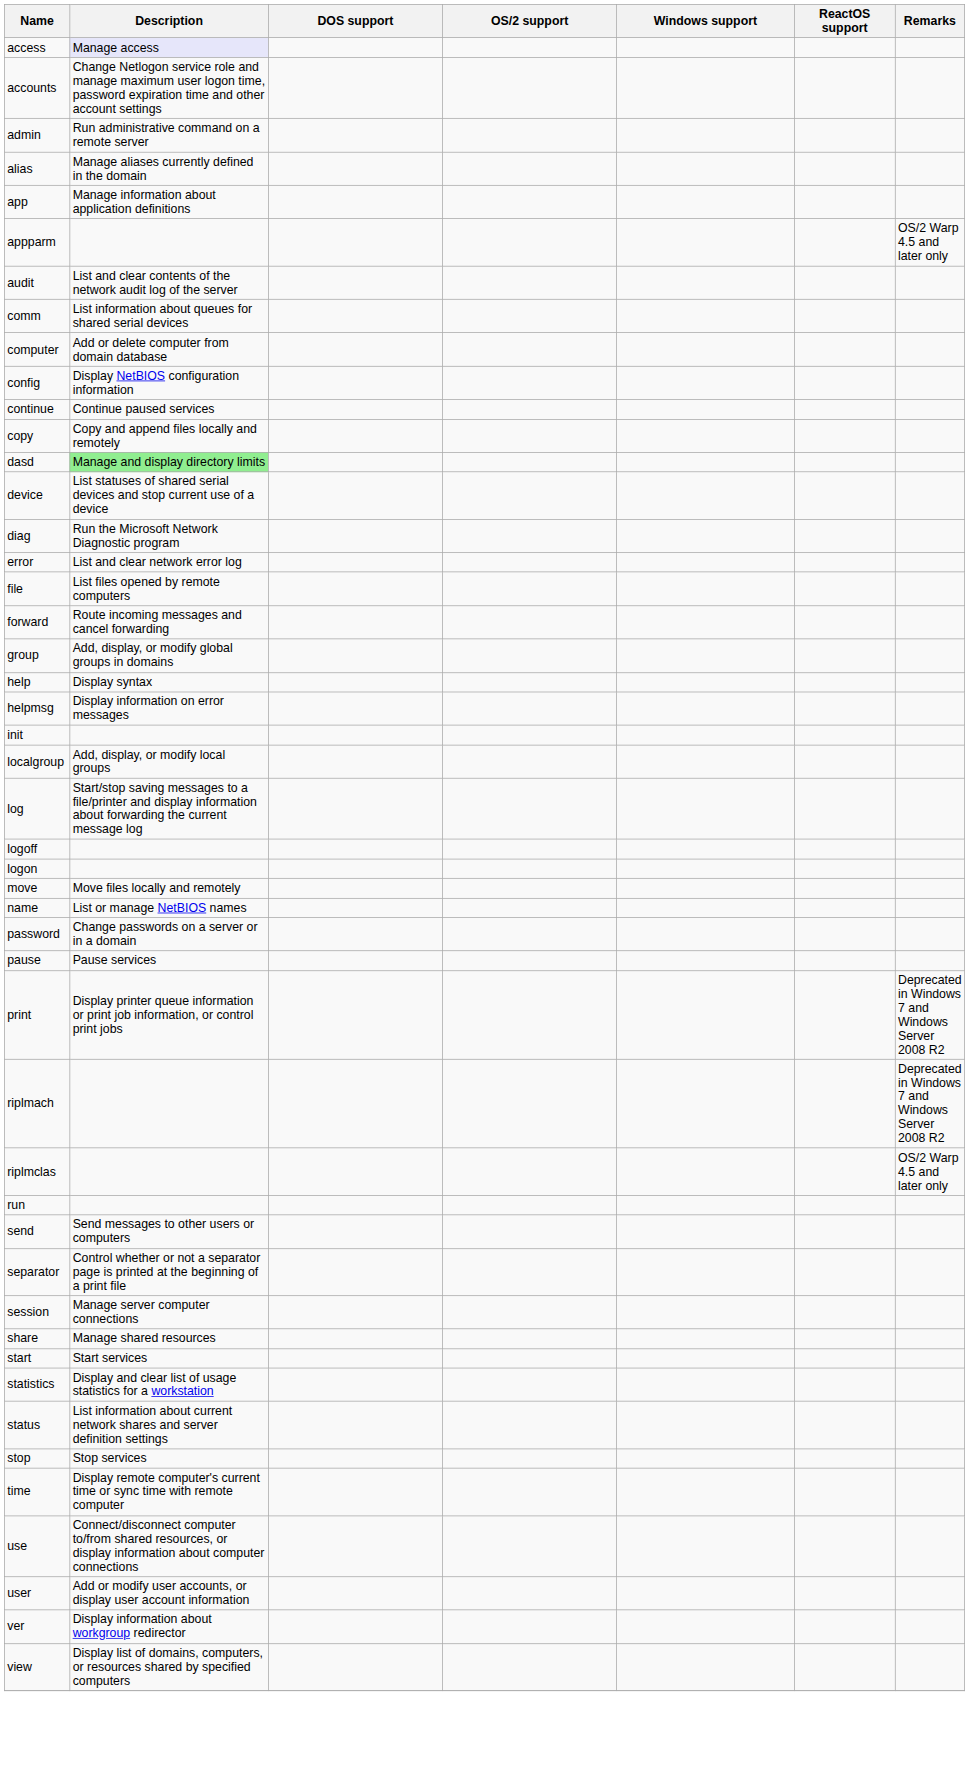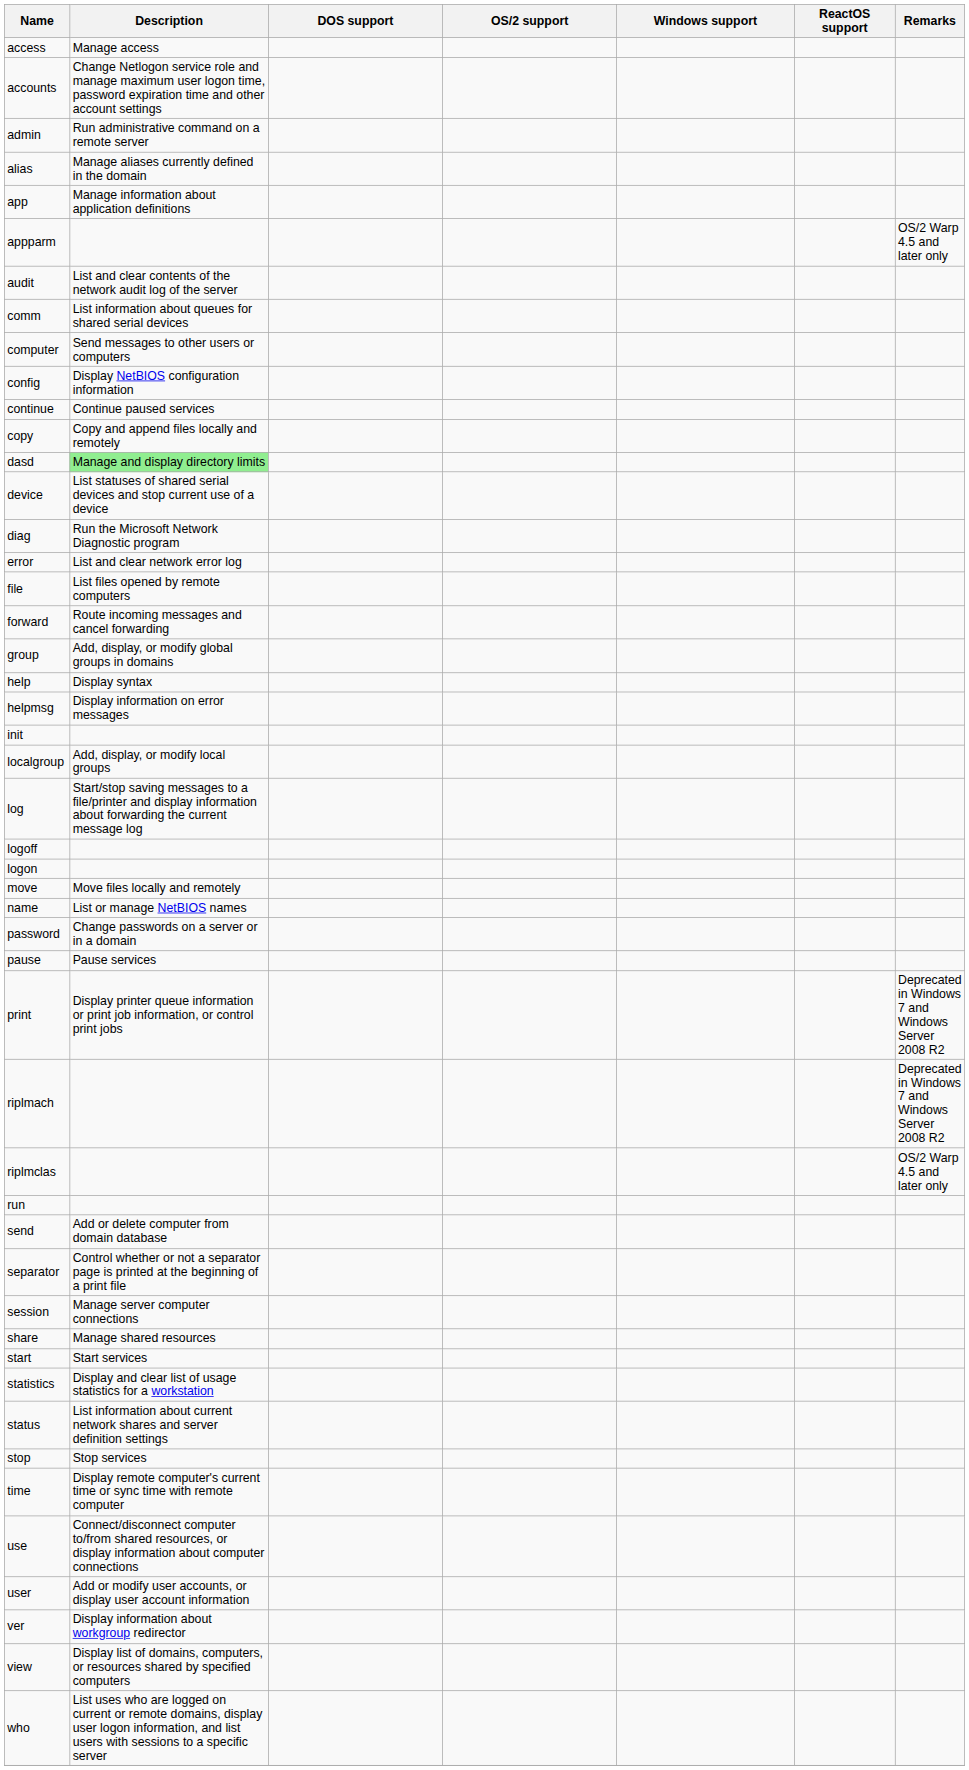(116, 47) lavender background -> (116, 47) no background
(151, 349) Add or delete computer from domain database -> (163, 349) Send messages to other users or computers
(163, 1231) Send messages to other users or computers -> (151, 1231) Add or delete computer from domain database
+ row: (19, 1728)
